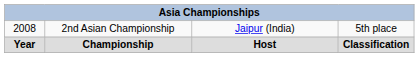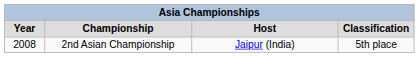rows swapped: (24, 45) <-> (24, 29)
